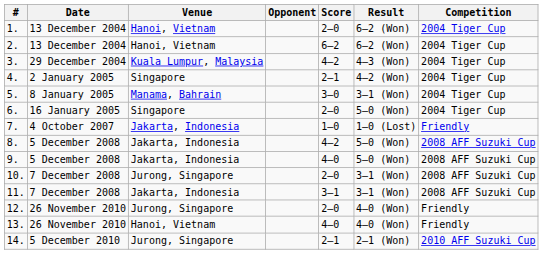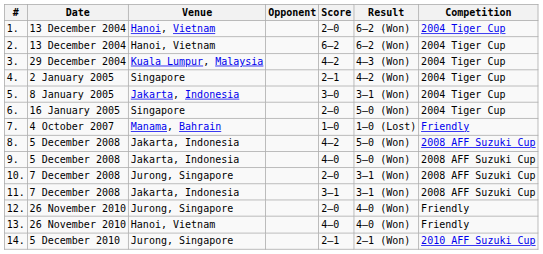(176, 94) Manama, Bahrain -> (185, 94) Jakarta, Indonesia
(185, 127) Jakarta, Indonesia -> (176, 127) Manama, Bahrain
